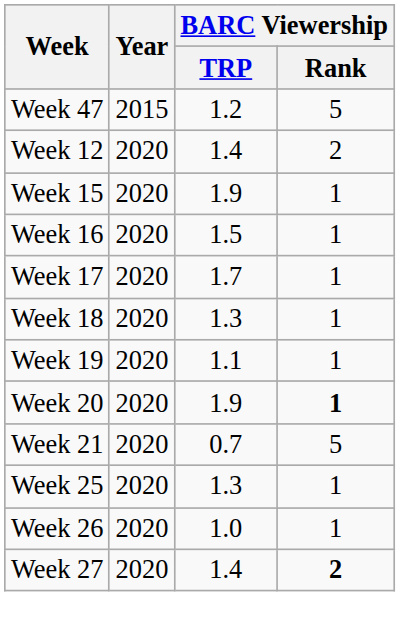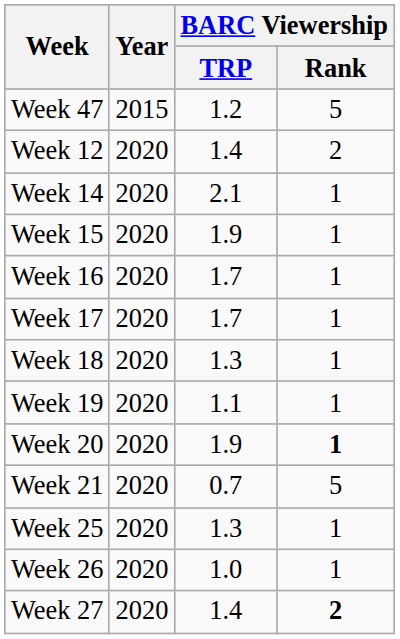+ row: (57, 192)
(226, 234) 1.5 -> (226, 276) 1.7
